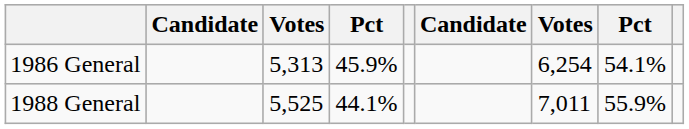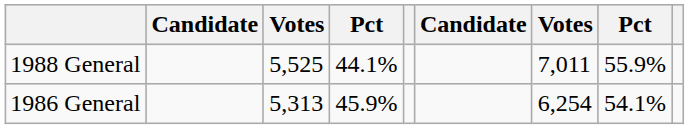rows swapped: (75, 63) <-> (75, 103)
